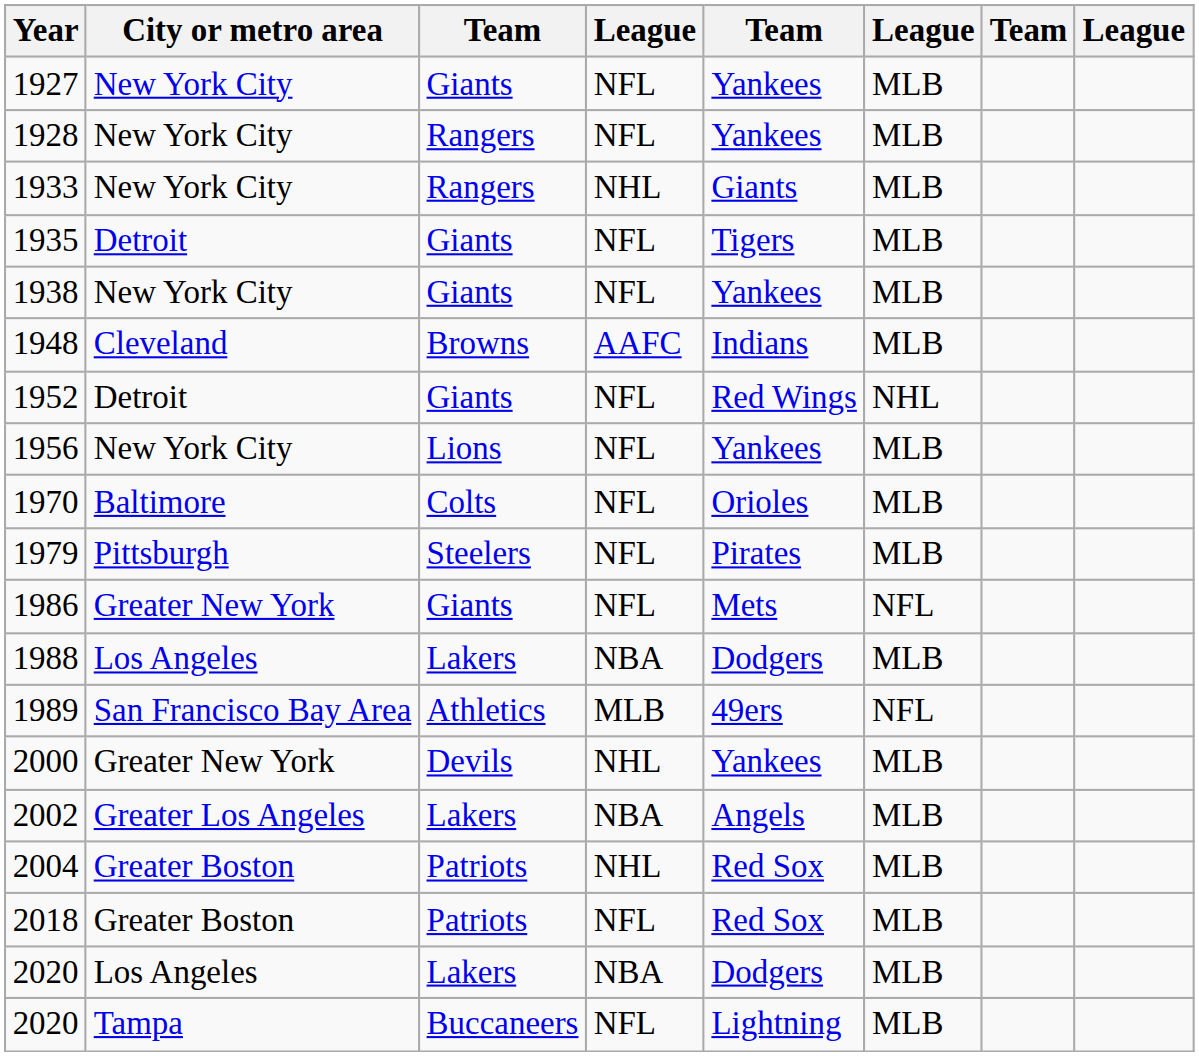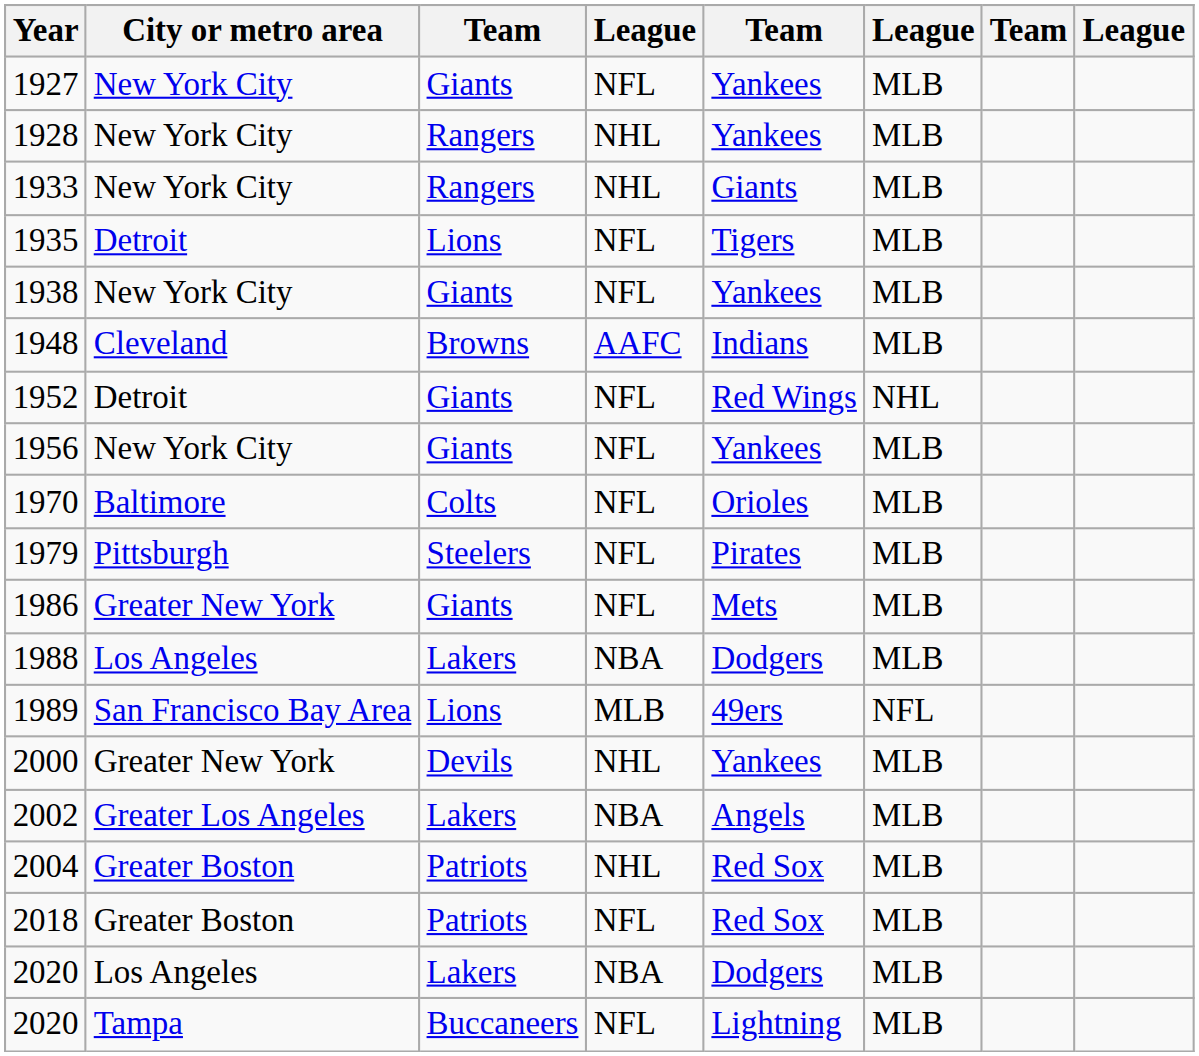(625, 135) NFL -> (628, 135) NHL
(470, 239) Giants -> (464, 239) Lions
(464, 448) Lions -> (470, 448) Giants
(903, 605) NFL -> (908, 605) MLB
(486, 710) Athletics -> (464, 710) Lions
